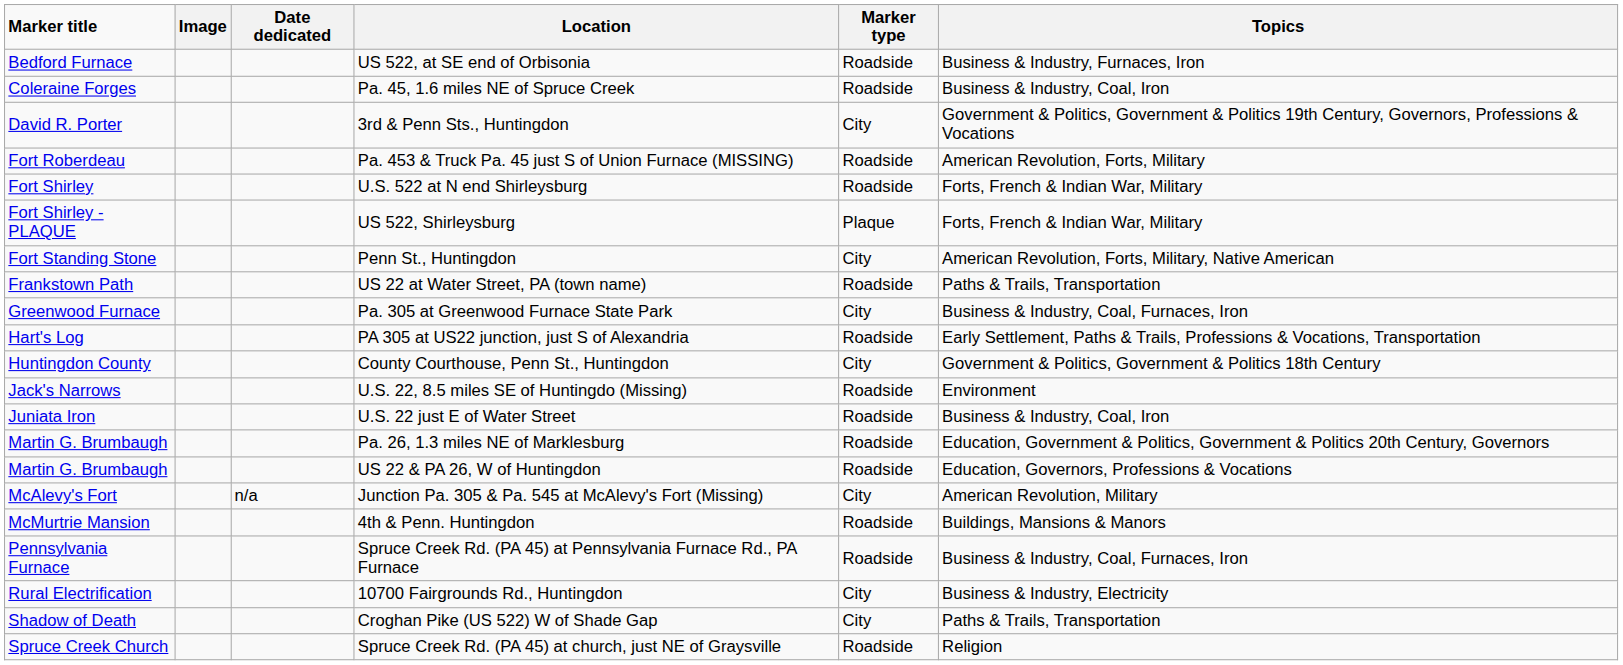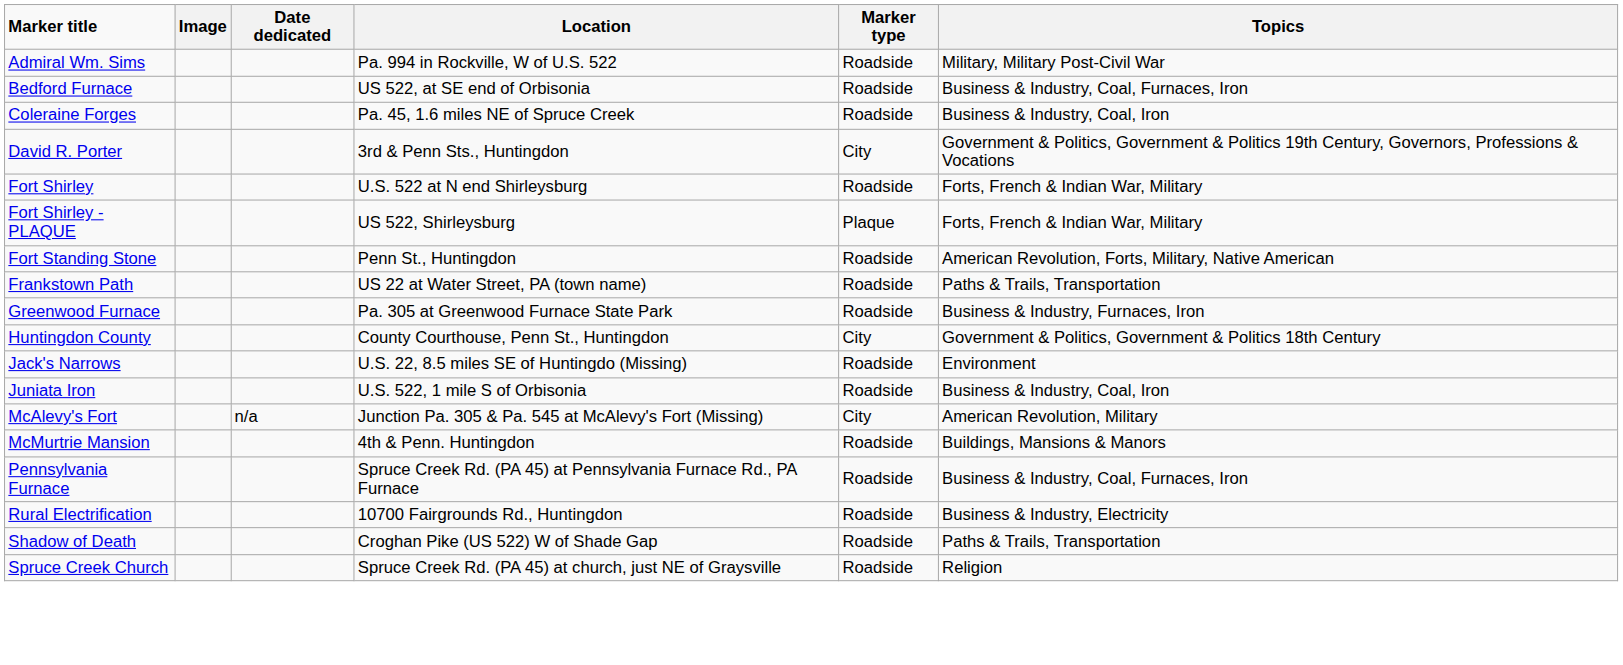+ row: (487, 62)
(1073, 62) Business & Industry, Furnaces, Iron -> (1095, 89) Business & Industry, Coal, Furnaces, Iron
- row: (576, 160)
(857, 258) City -> (878, 258) Roadside
(857, 311) City -> (878, 311) Roadside
(1095, 311) Business & Industry, Coal, Furnaces, Iron -> (1073, 311) Business & Industry, Furnaces, Iron
- row: (523, 337)
+ row: (472, 390)
- row: (467, 416)
- row: (491, 443)
- row: (479, 469)
(857, 593) City -> (878, 514) Roadside
(857, 620) City -> (878, 541) Roadside
